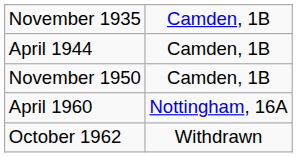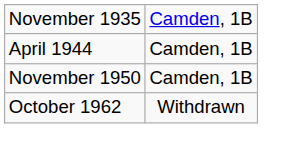- row: (51, 107)
